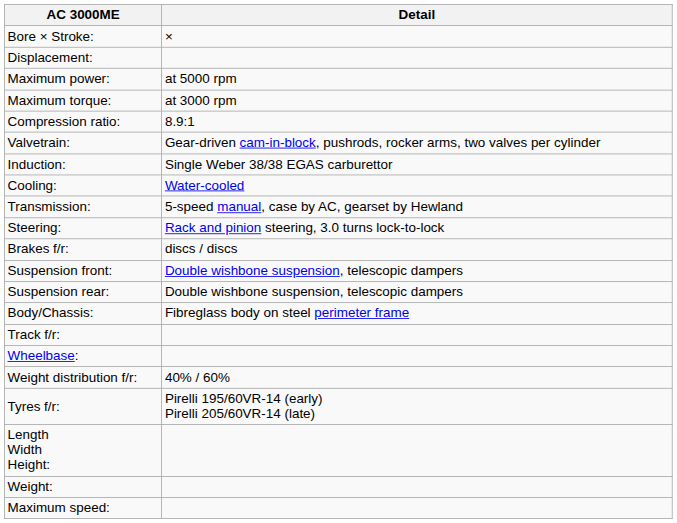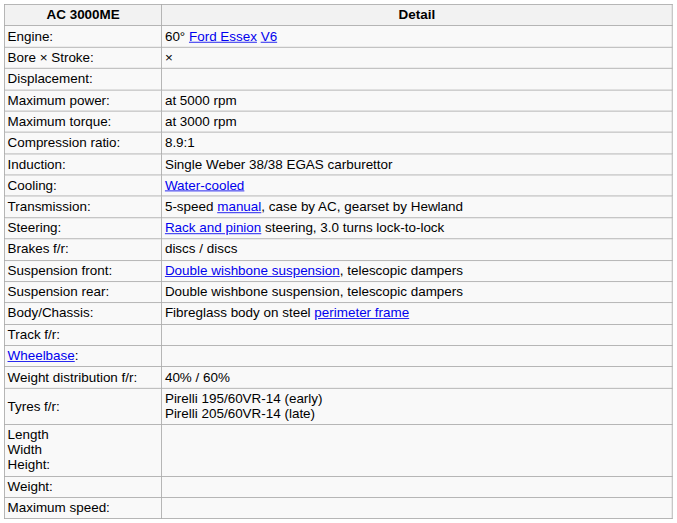+ row: (30, 36)
- row: (41, 143)
